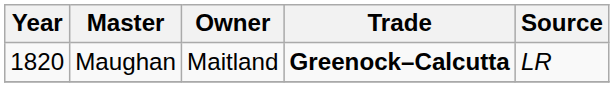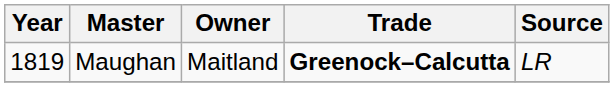(37, 61) 1820 -> (37, 61) 1819
